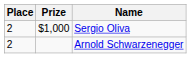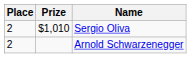(54, 28) $1,000 -> (54, 28) $1,010
